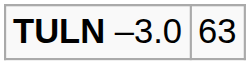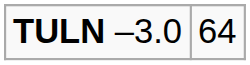(217, 31) 63 -> (217, 31) 64
